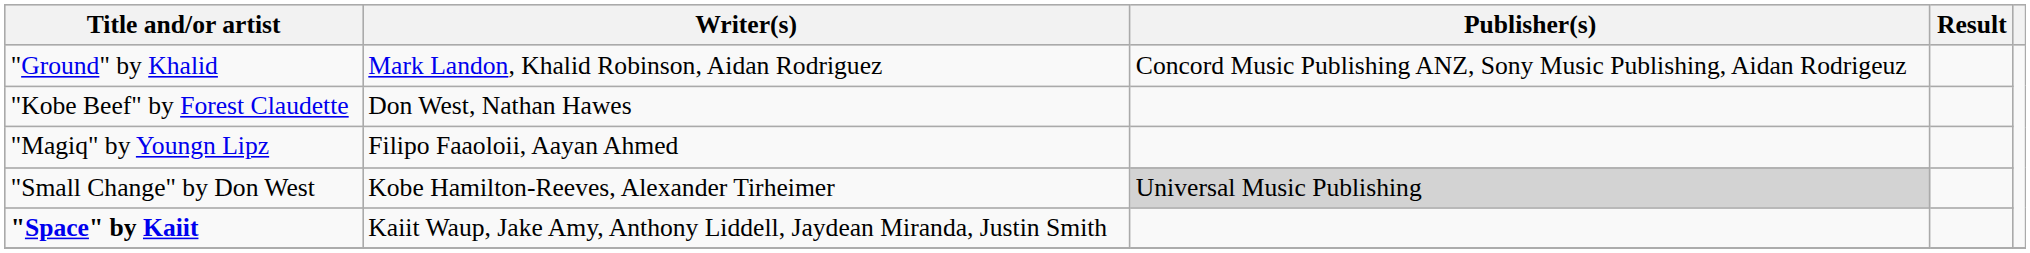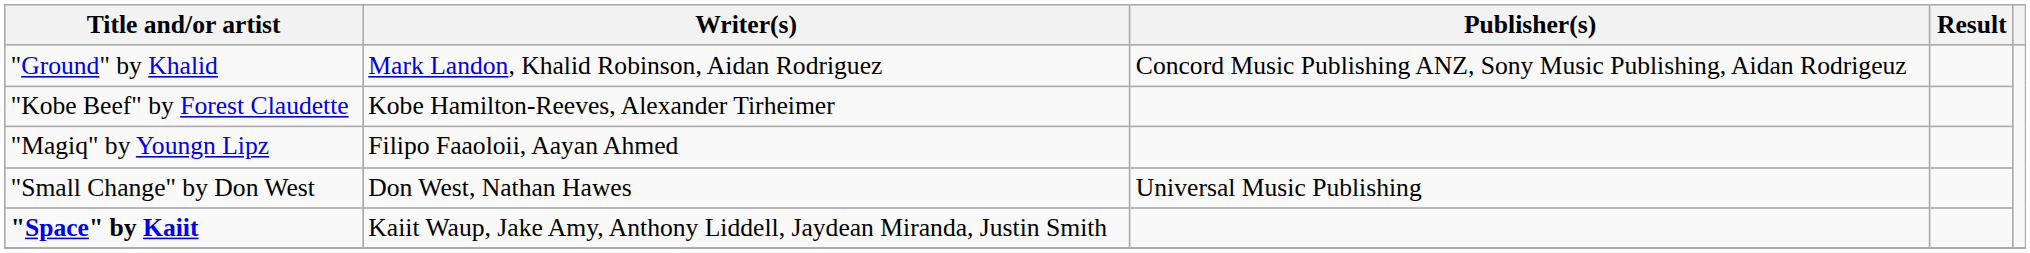(500, 106) Don West, Nathan Hawes -> (602, 106) Kobe Hamilton-Reeves, Alexander Tirheimer
(602, 187) Kobe Hamilton-Reeves, Alexander Tirheimer -> (500, 187) Don West, Nathan Hawes
(1279, 187) lightgrey background -> (1279, 187) no background
